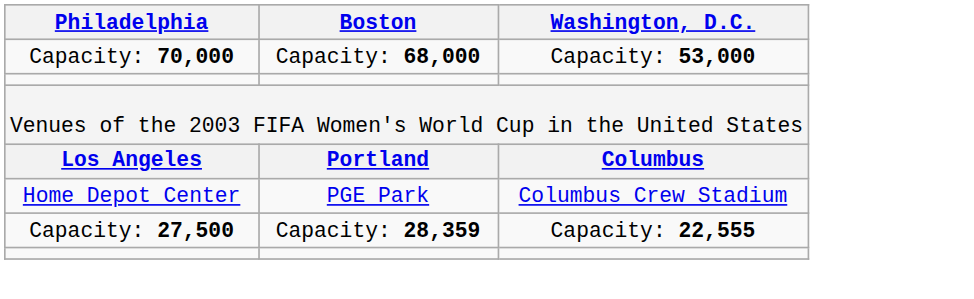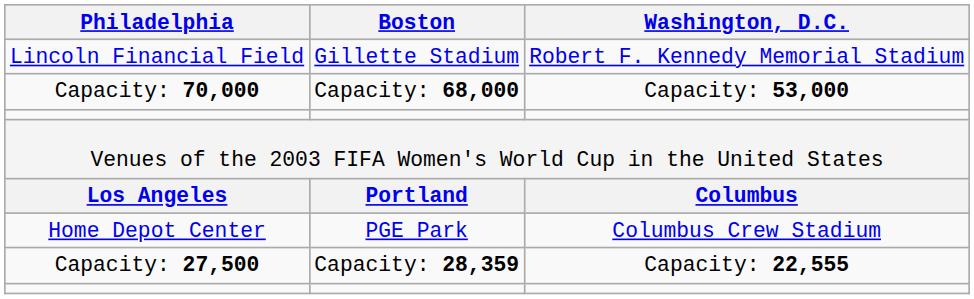+ row: (157, 57)
